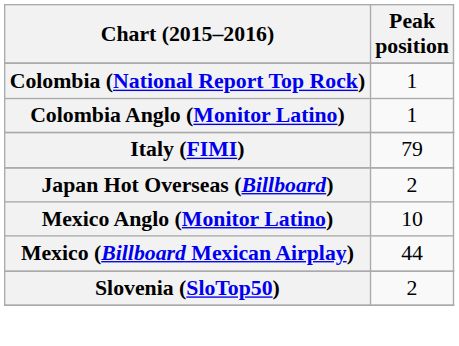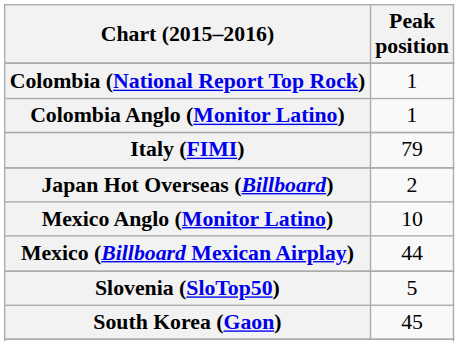(412, 287) 2 -> (412, 287) 5
+ row: (187, 322)
